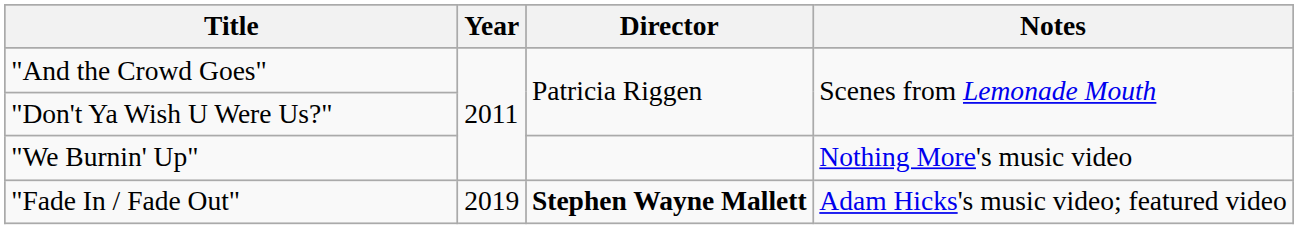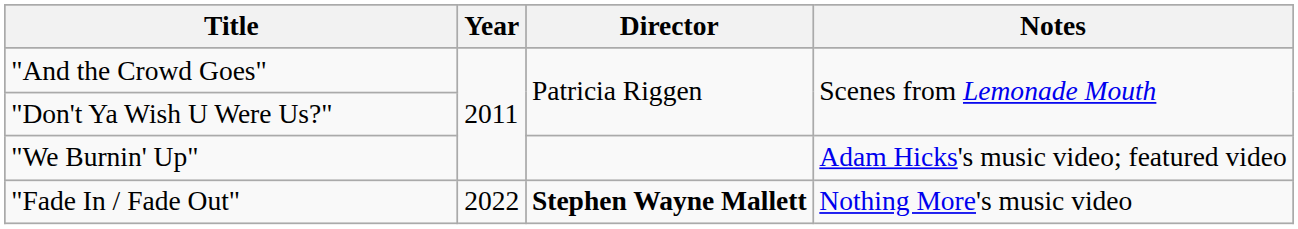(976, 157) Nothing More's music video -> (1053, 157) Adam Hicks's music video; featured video
(492, 200) 2019 -> (492, 200) 2022
(1053, 200) Adam Hicks's music video; featured video -> (976, 200) Nothing More's music video
